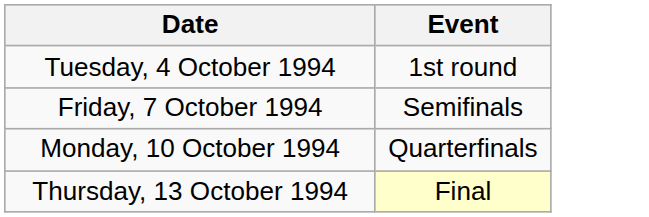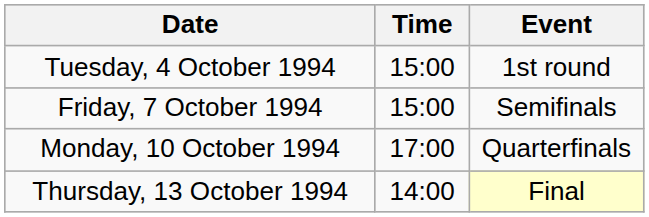+ column: (422, 25)
